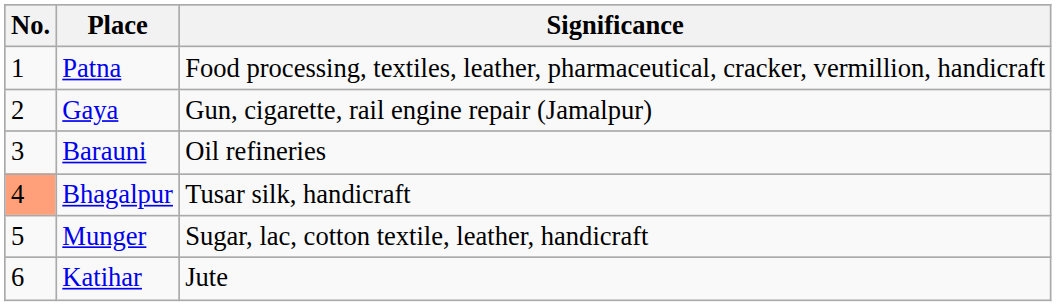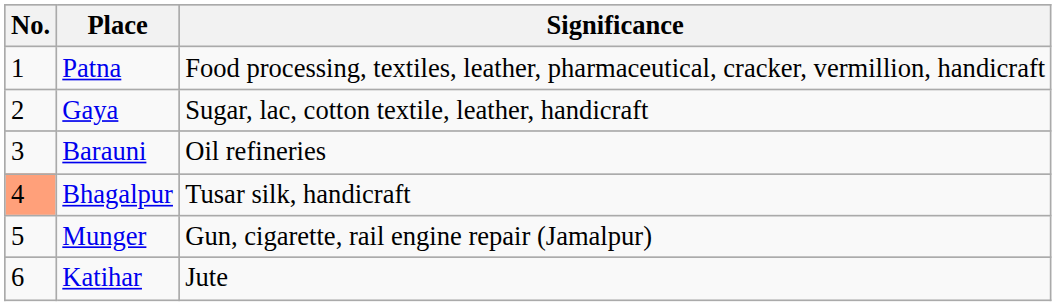(419, 109) Gun, cigarette, rail engine repair (Jamalpur) -> (417, 109) Sugar, lac, cotton textile, leather, handicraft
(417, 236) Sugar, lac, cotton textile, leather, handicraft -> (419, 236) Gun, cigarette, rail engine repair (Jamalpur)
